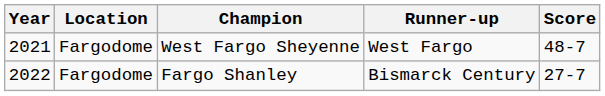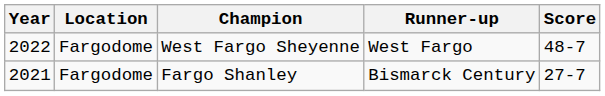(30, 47) 2021 -> (30, 47) 2022
(30, 76) 2022 -> (30, 76) 2021
